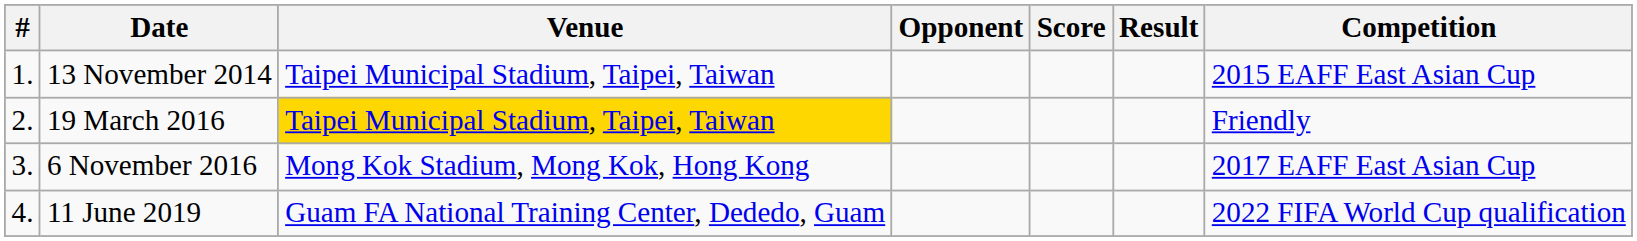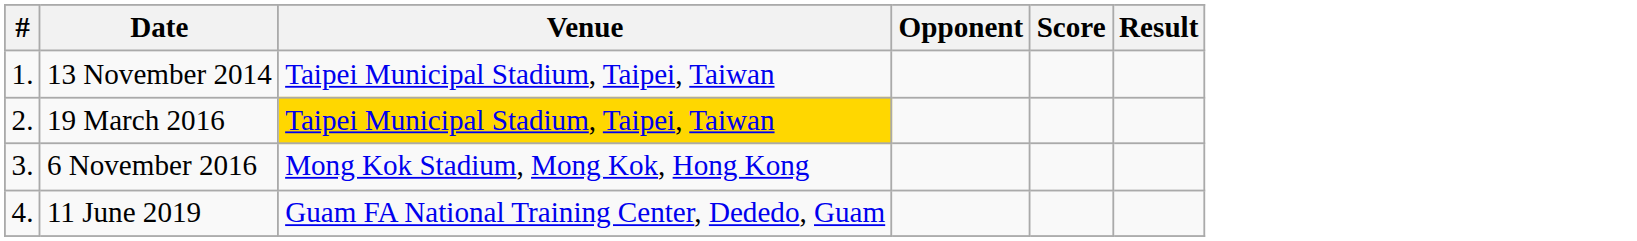- column: (1419, 27)
